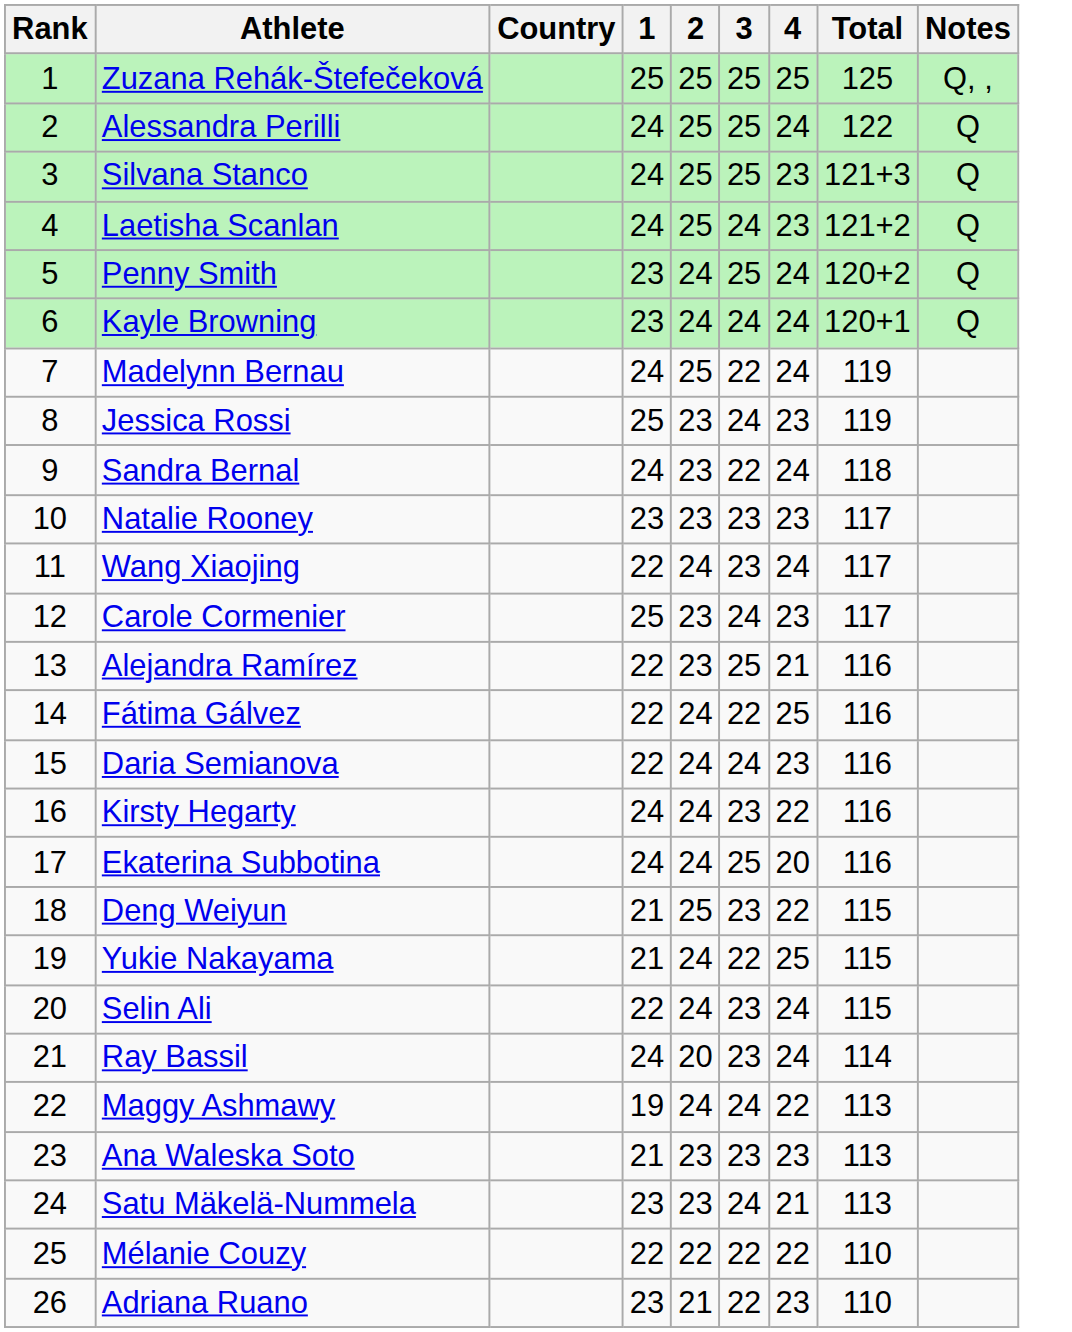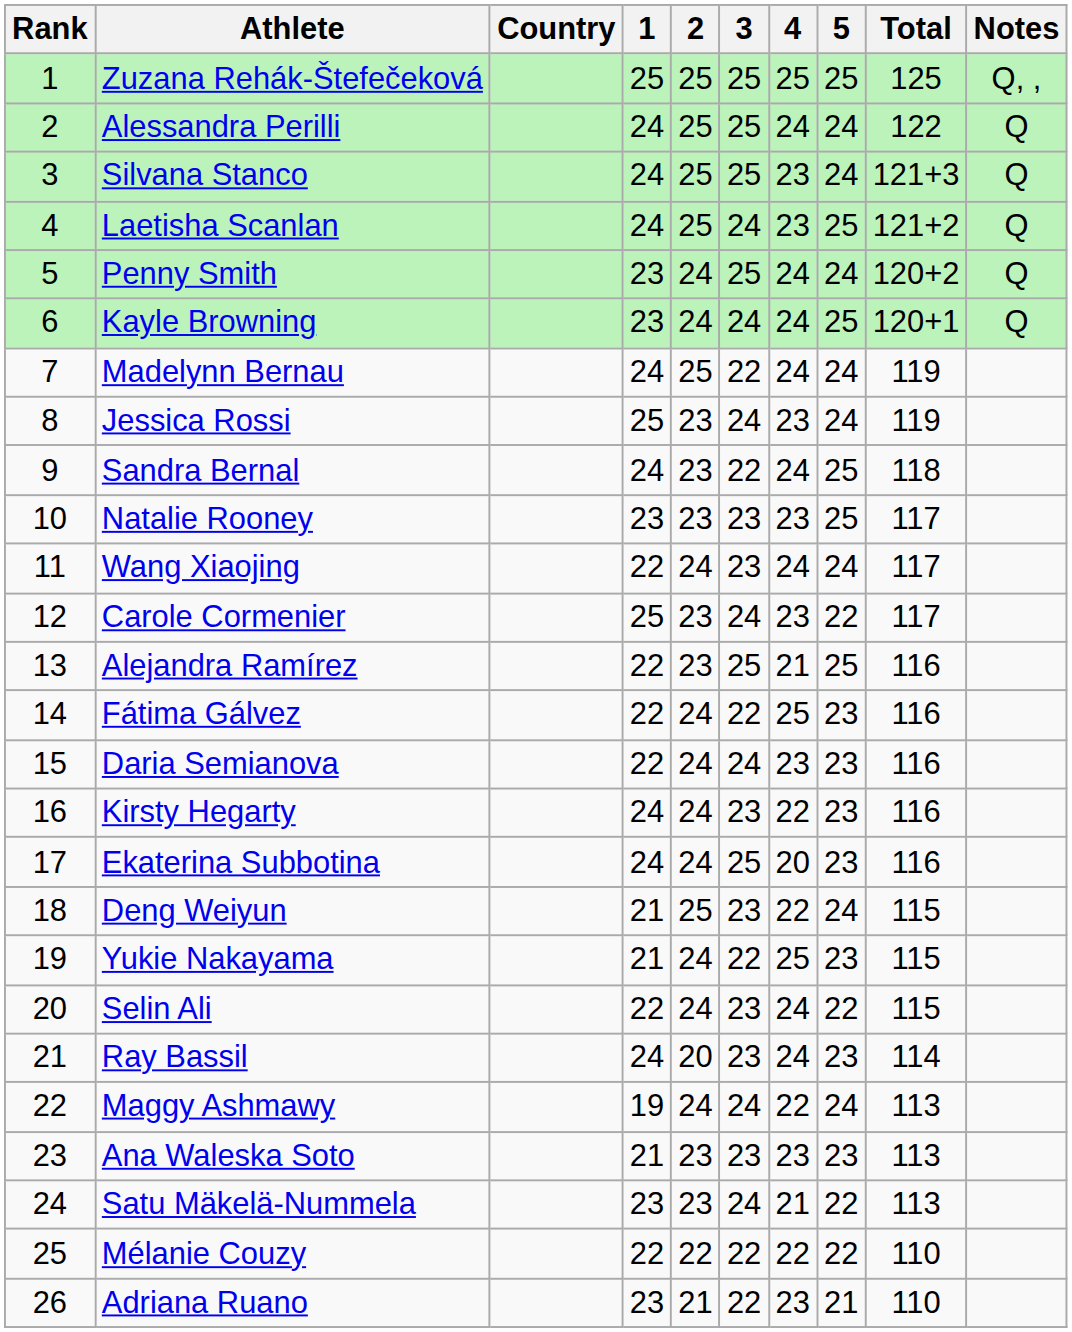+ column: (841, 28)
